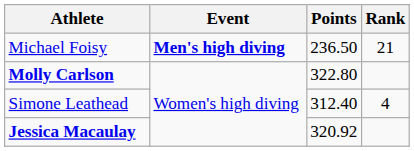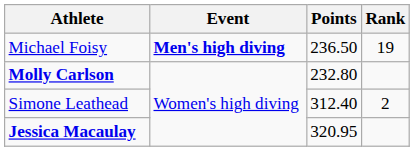(385, 47) 21 -> (385, 47) 19
(334, 75) 322.80 -> (334, 75) 232.80
(385, 103) 4 -> (385, 103) 2
(334, 132) 320.92 -> (334, 132) 320.95
